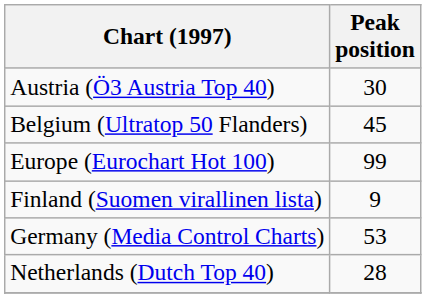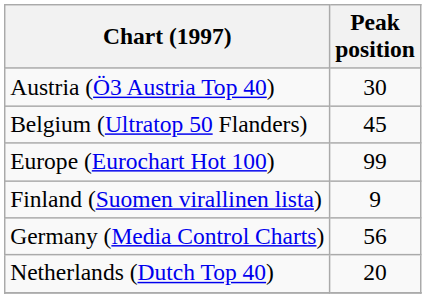(375, 236) 53 -> (375, 236) 56
(375, 273) 28 -> (375, 273) 20
